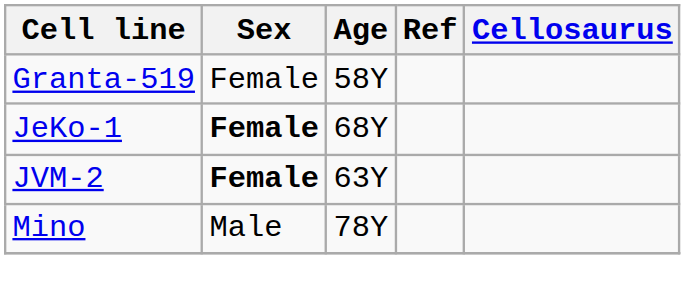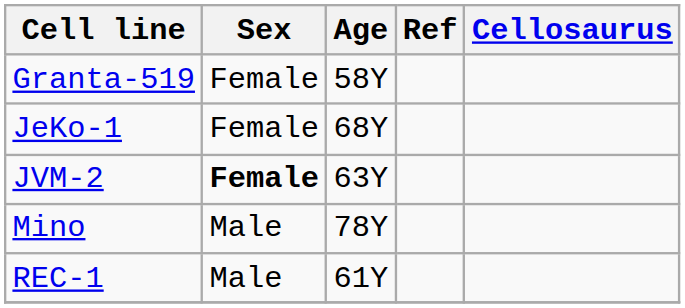(264, 129) bold -> (264, 129) normal
+ row: (58, 278)
